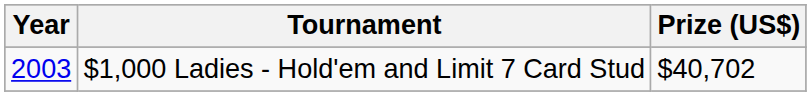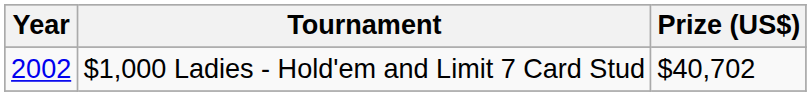(41, 68) 2003 -> (41, 68) 2002
